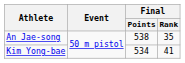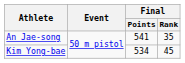(142, 38) 538 -> (142, 38) 541
(169, 51) 41 -> (169, 51) 45
